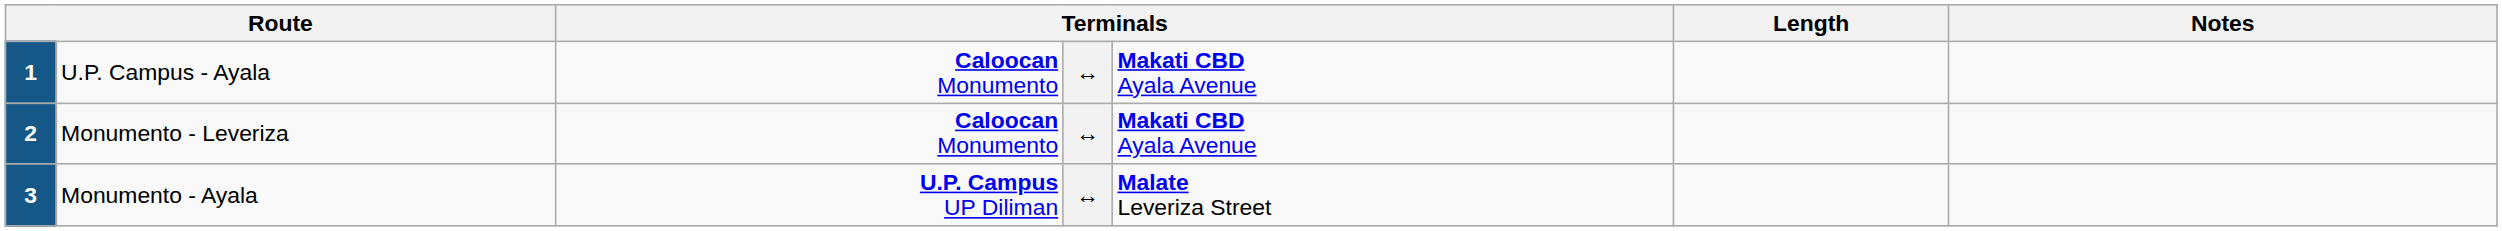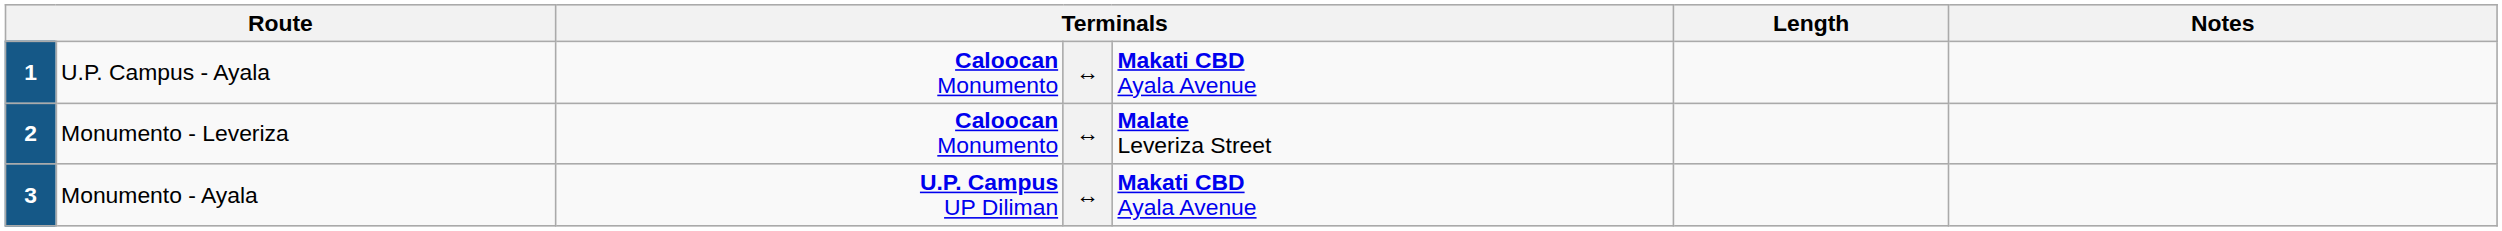(1187, 134) Makati CBD Ayala Avenue -> (1194, 134) Malate Leveriza Street
(1194, 195) Malate Leveriza Street -> (1187, 195) Makati CBD Ayala Avenue
